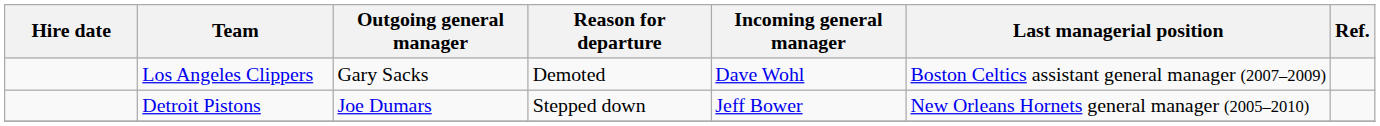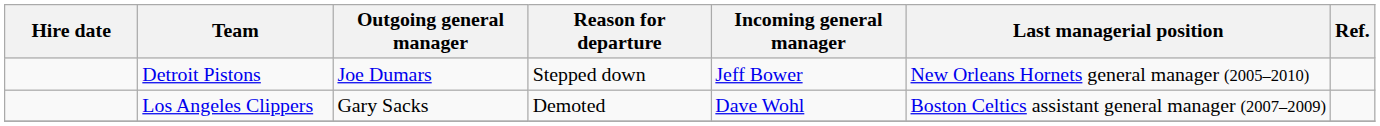rows swapped: (202, 105) <-> (228, 74)
